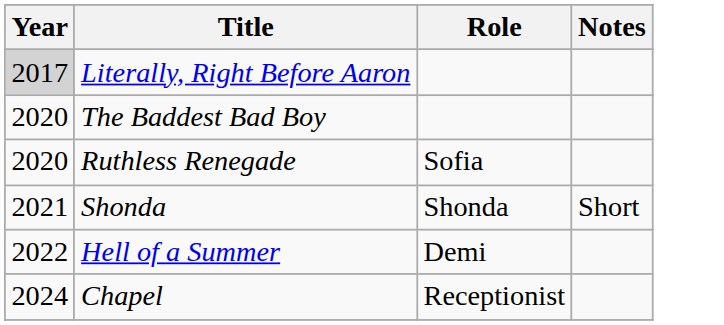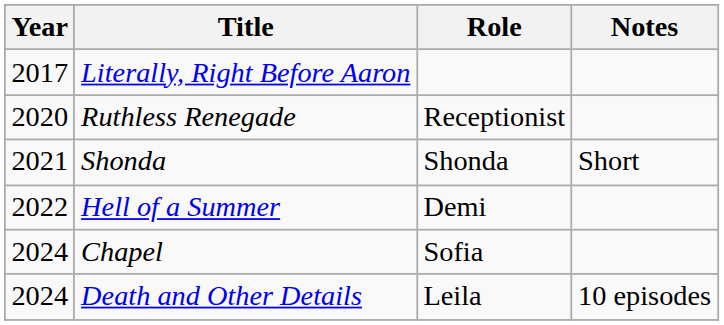(40, 71) lightgrey background -> (40, 71) no background
- row: (203, 116)
(453, 161) Sofia -> (494, 116) Receptionist
(494, 296) Receptionist -> (453, 251) Sofia
+ row: (222, 296)
